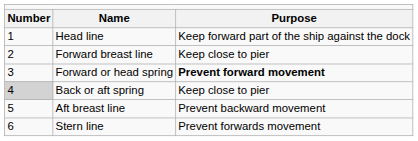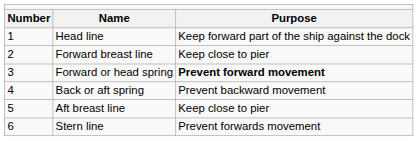(11, 90) lightgrey background -> (11, 90) no background
(224, 90) Keep close to pier -> (252, 90) Prevent backward movement
(252, 108) Prevent backward movement -> (224, 108) Keep close to pier
